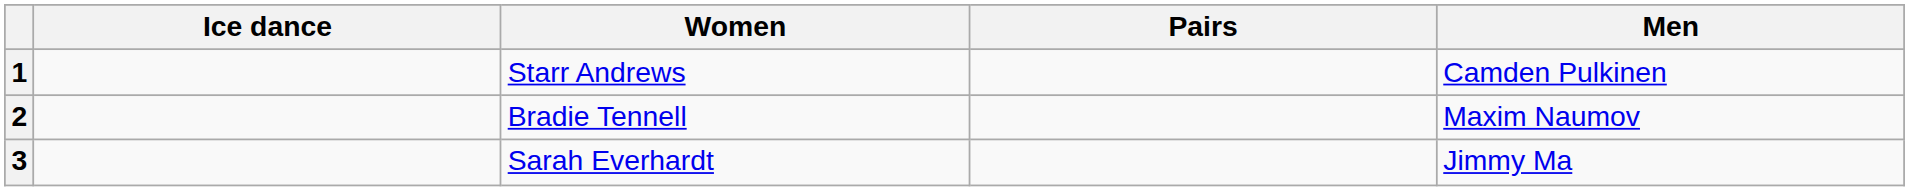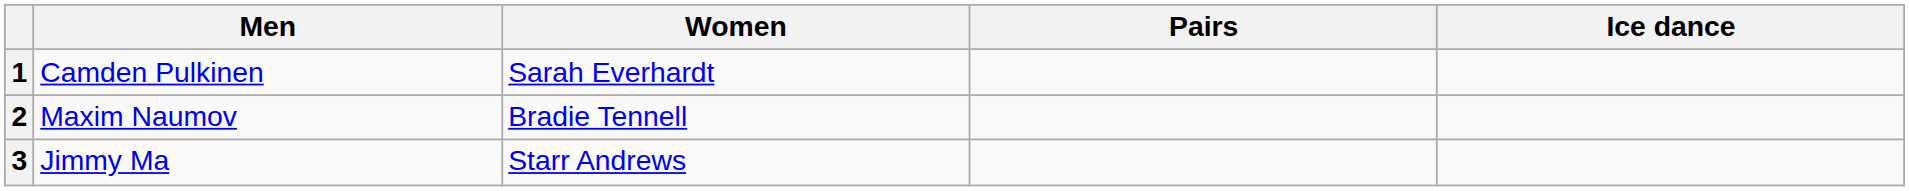columns swapped: (1671, 26) <-> (267, 26)
(597, 71) Starr Andrews -> (611, 71) Sarah Everhardt
(611, 161) Sarah Everhardt -> (597, 161) Starr Andrews
